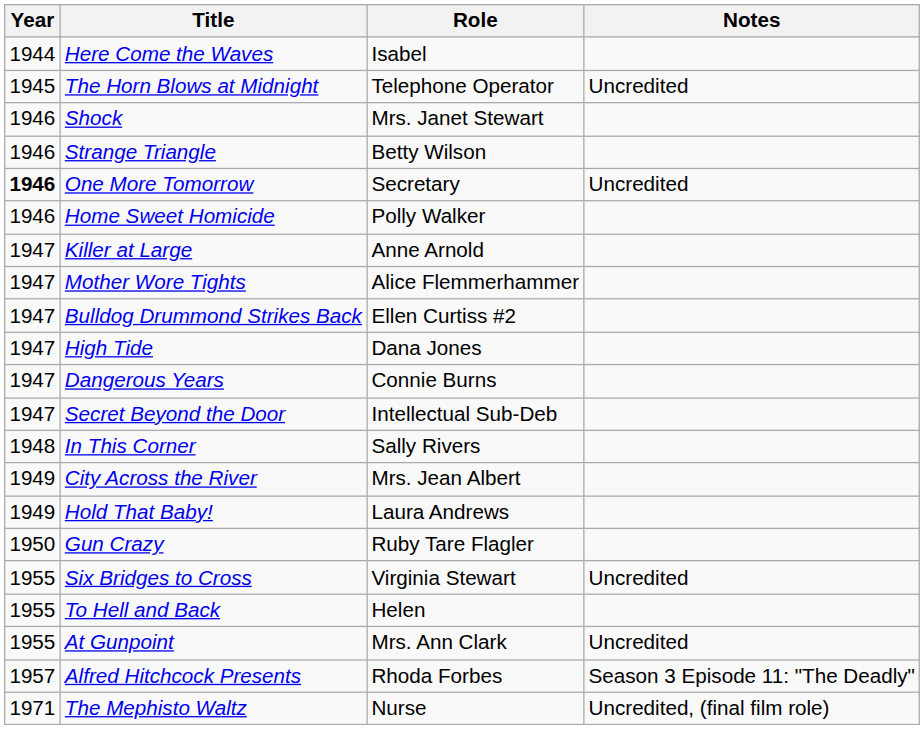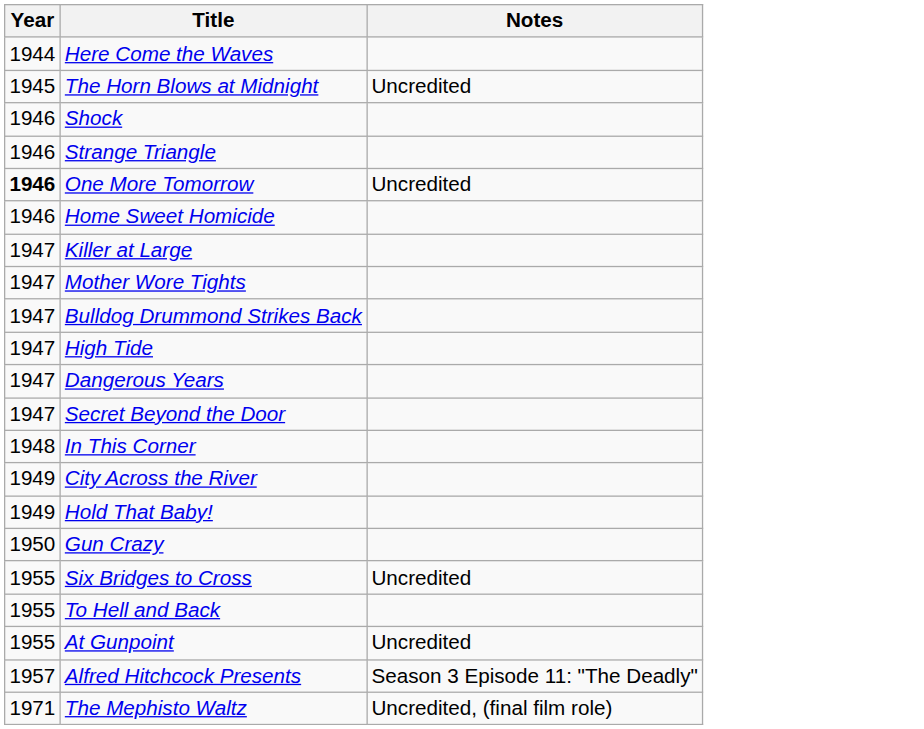- column: (475, 20)
